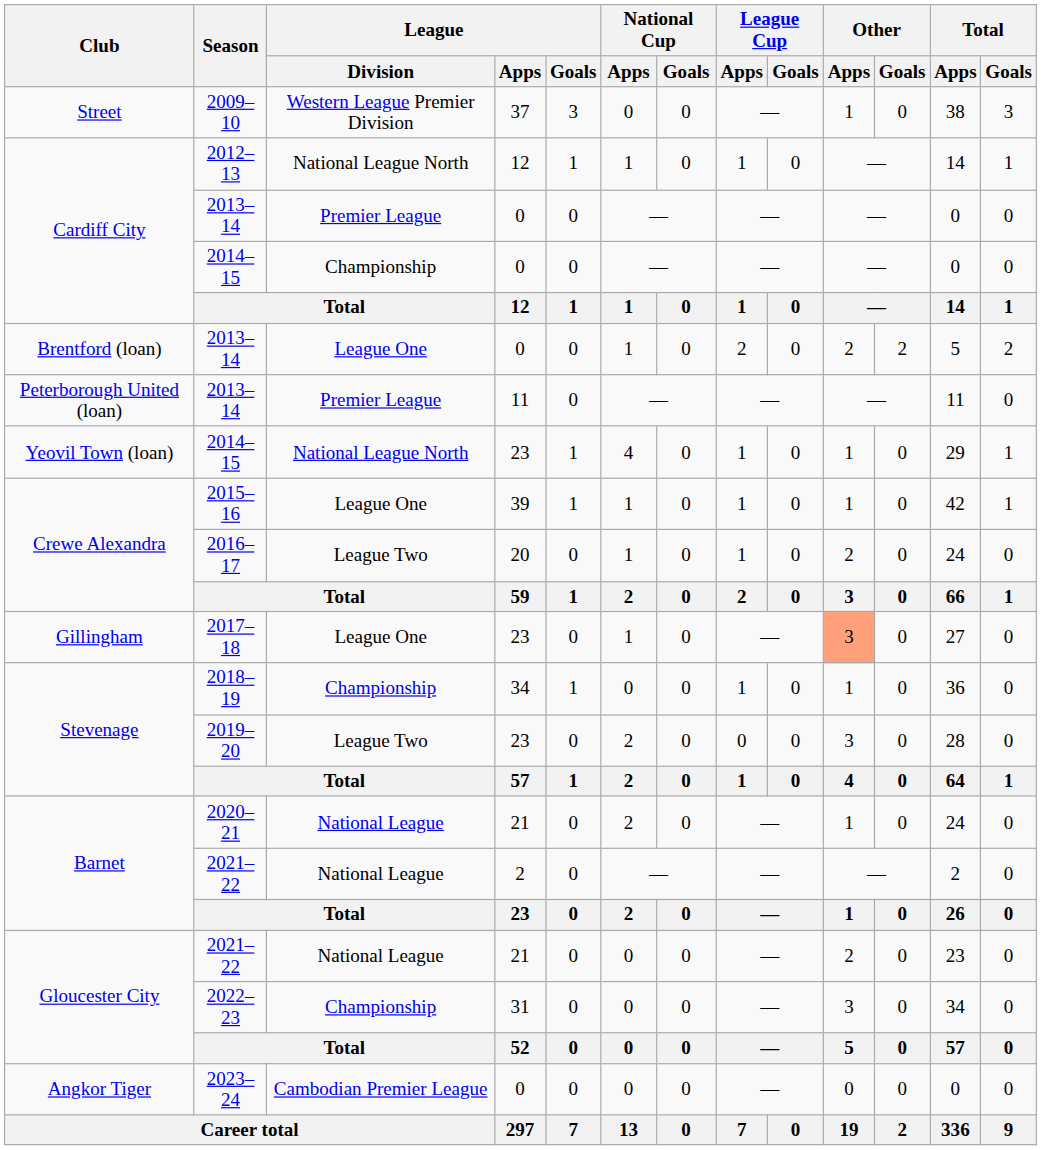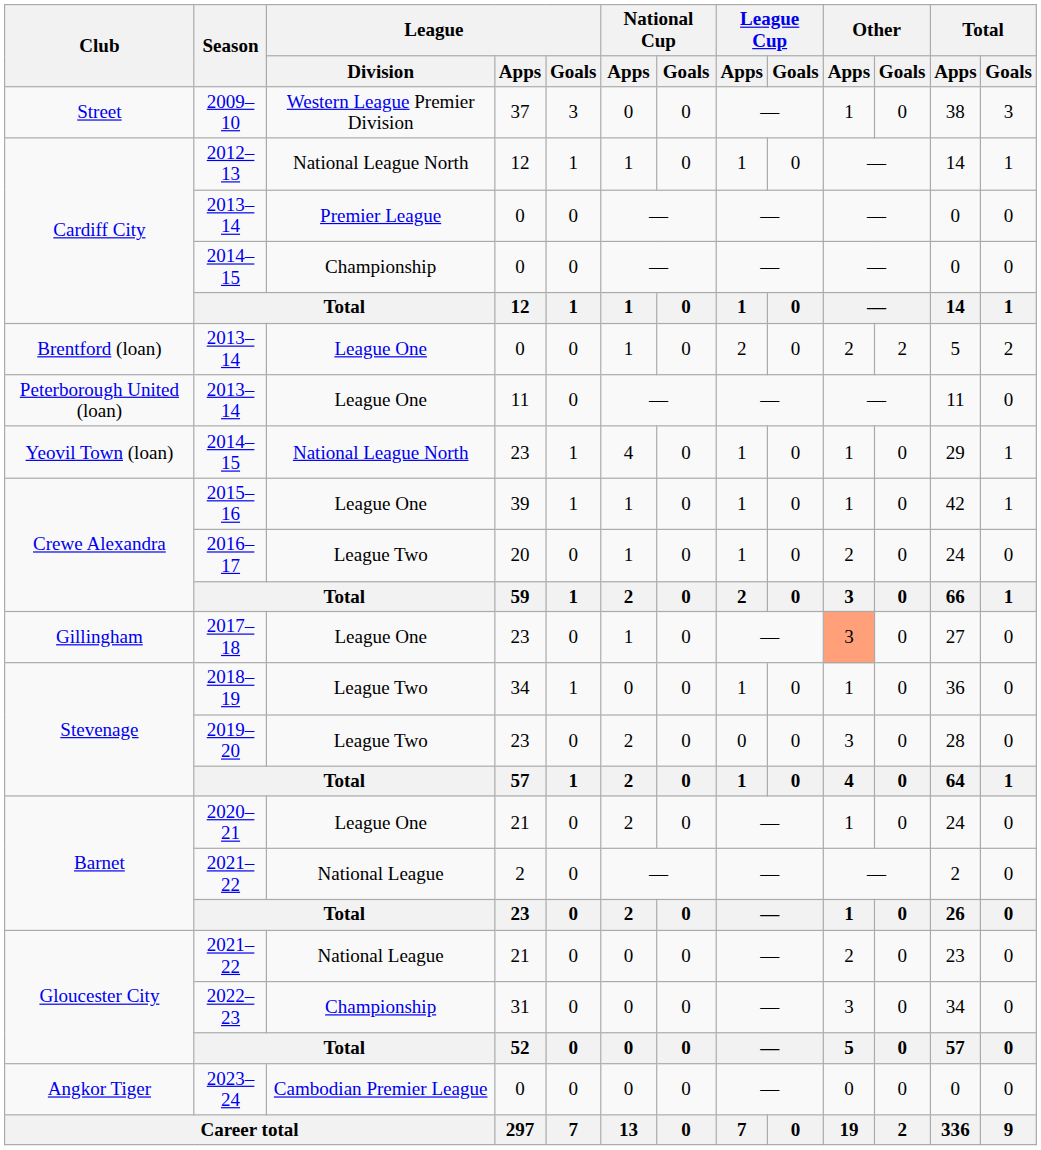(381, 400) Premier League -> (381, 400) League One
(381, 688) Championship -> (381, 688) League Two
(381, 822) National League -> (381, 822) League One
